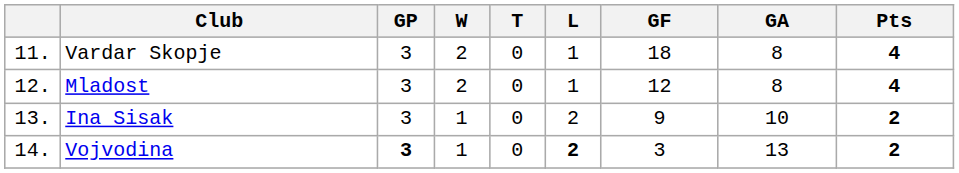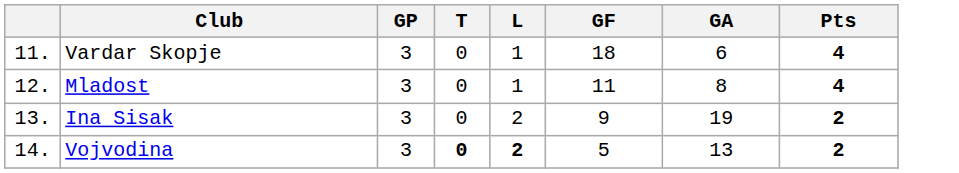- column: (462, 21)
(777, 54) 8 -> (721, 54) 6
(660, 86) 12 -> (604, 86) 11
(777, 119) 10 -> (721, 119) 19
(406, 152) bold -> (406, 152) normal
(517, 152) normal -> (462, 152) bold
(660, 152) 3 -> (604, 152) 5
